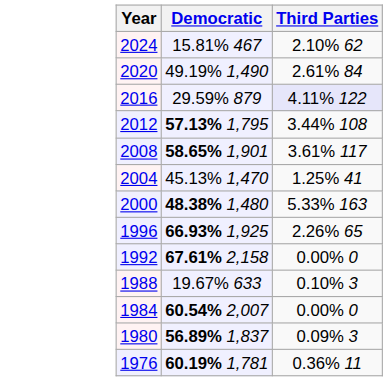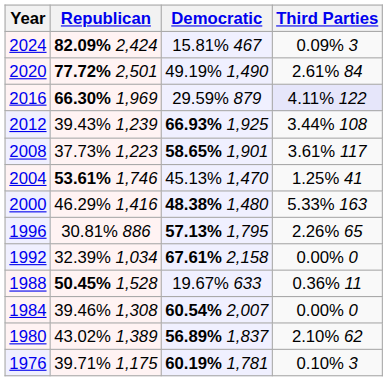+ column: (106, 18)
(327, 45) 2.10% 62 -> (327, 45) 0.09% 3
(217, 124) 57.13% 1,795 -> (217, 124) 66.93% 1,925
(217, 230) 66.93% 1,925 -> (217, 230) 57.13% 1,795
(327, 283) 0.10% 3 -> (327, 283) 0.36% 11
(327, 336) 0.09% 3 -> (327, 336) 2.10% 62
(327, 363) 0.36% 11 -> (327, 363) 0.10% 3
